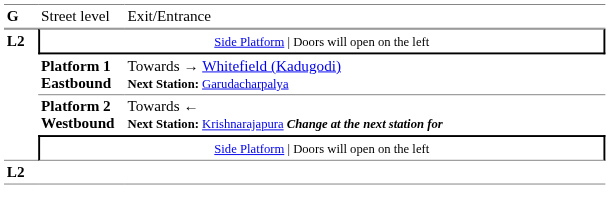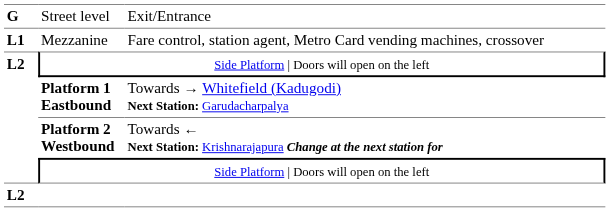+ row: (74, 40)
